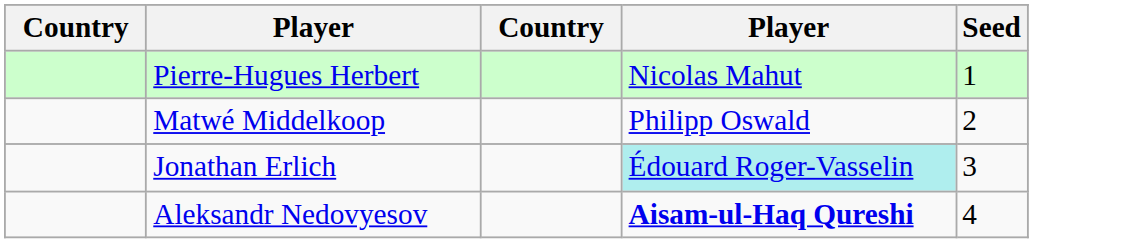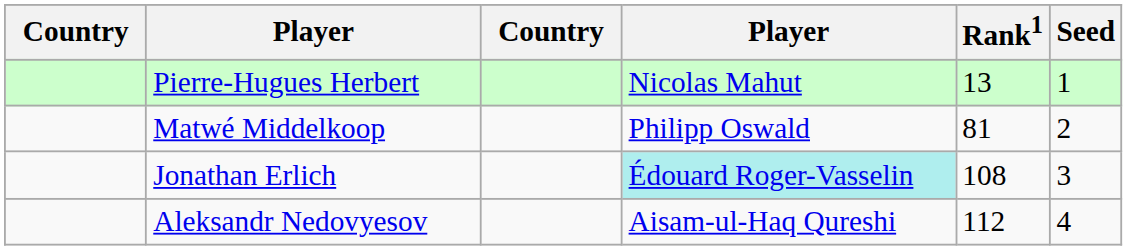+ column: (1003, 31)
(771, 213) bold -> (762, 221) normal
